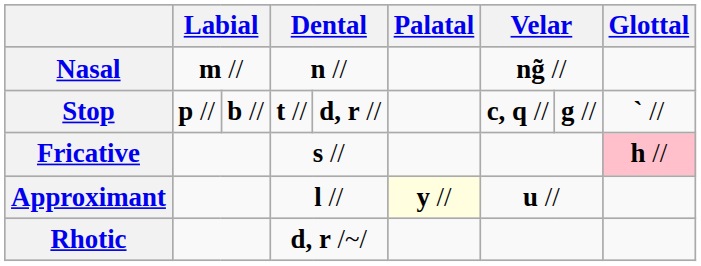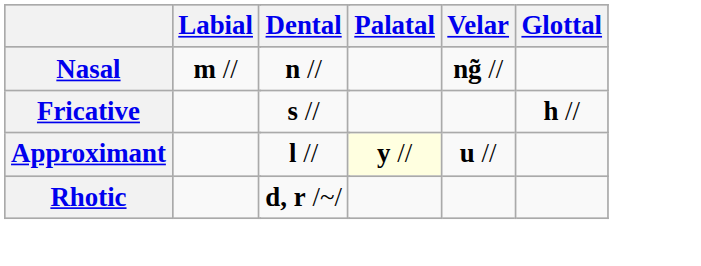- row: (88, 111)
(649, 153) pink background -> (562, 111) no background
